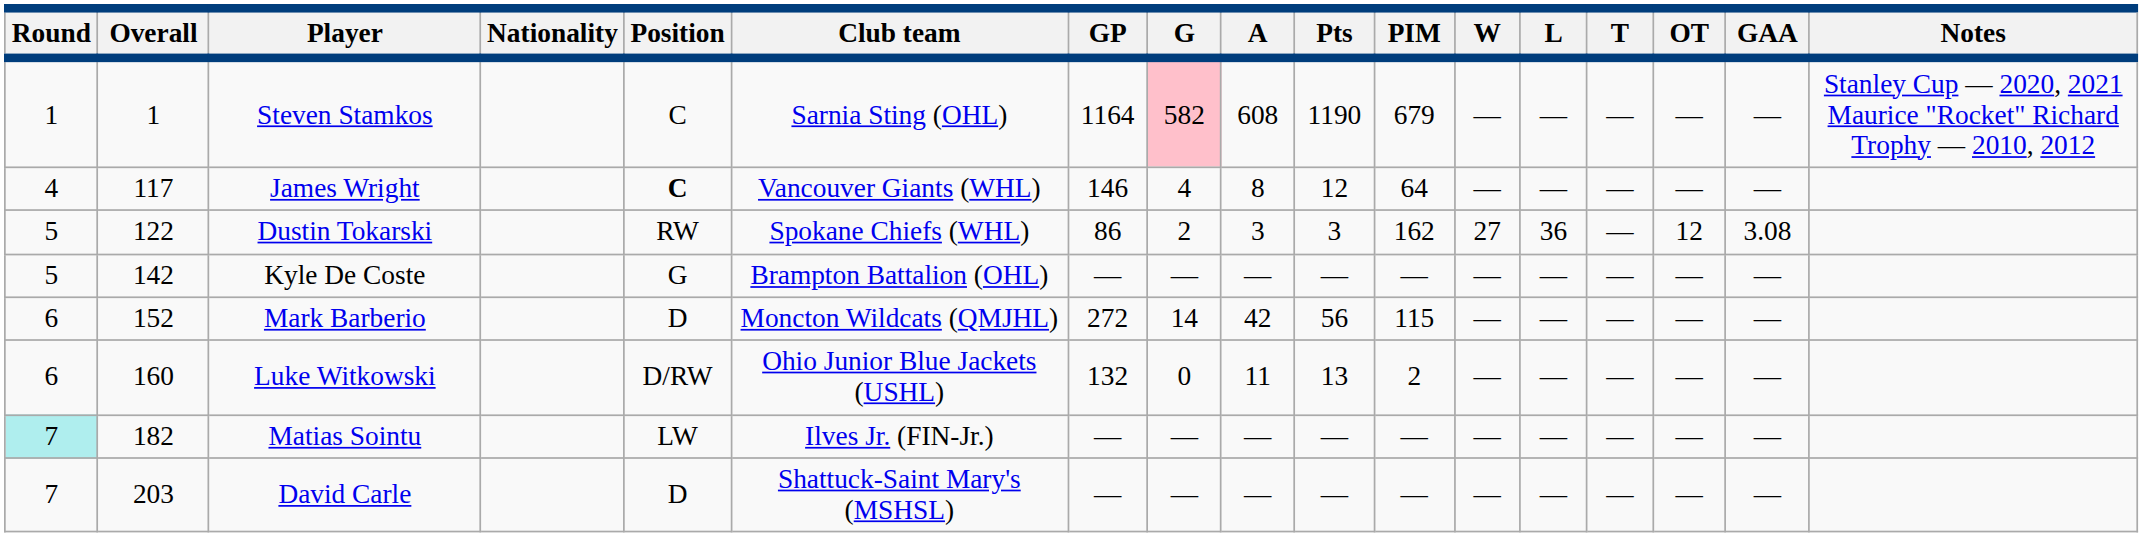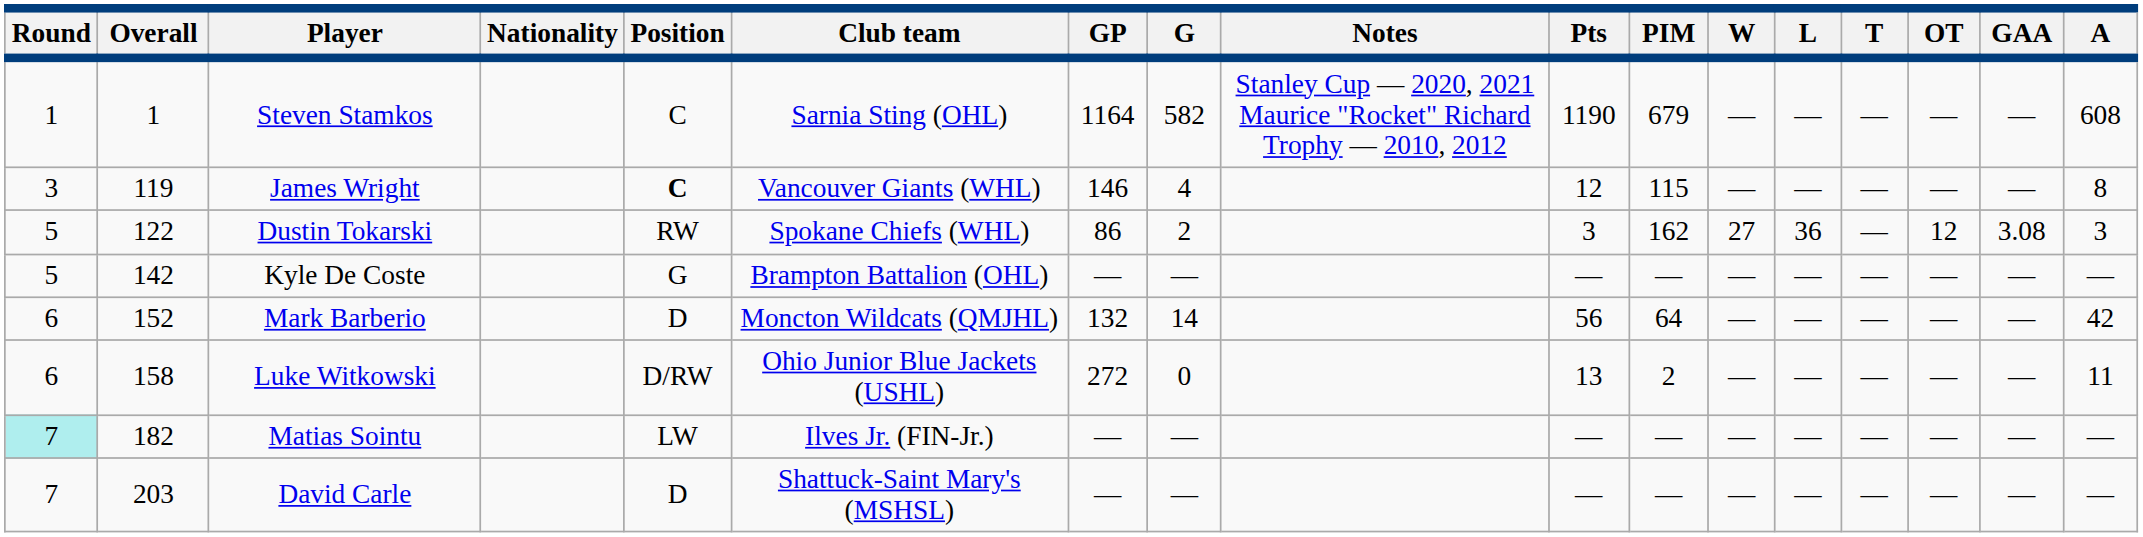columns swapped: (1258, 33) <-> (1973, 33)
(1184, 114) pink background -> (1184, 114) no background
(51, 188) 4 -> (51, 188) 3
(153, 188) 117 -> (153, 188) 119
(1414, 188) 64 -> (1669, 188) 115
(1108, 318) 272 -> (1108, 318) 132
(1414, 318) 115 -> (1669, 318) 64
(153, 377) 160 -> (153, 377) 158
(1108, 377) 132 -> (1108, 377) 272
